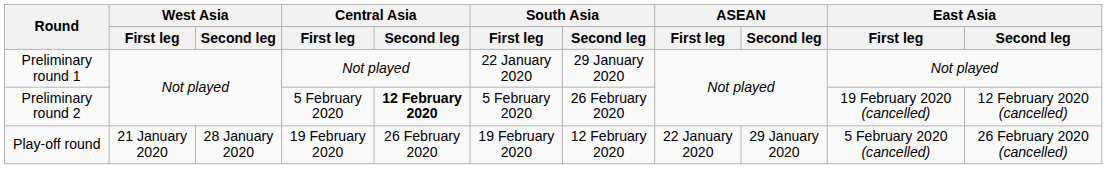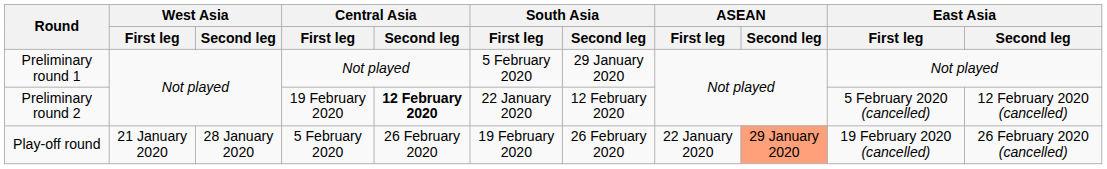(516, 68) 22 January 2020 -> (516, 68) 5 February 2020
(328, 106) 5 February 2020 -> (328, 106) 19 February 2020
(516, 106) 5 February 2020 -> (516, 106) 22 January 2020
(609, 106) 26 February 2020 -> (609, 106) 12 February 2020
(896, 106) 19 February 2020 (cancelled) -> (896, 106) 5 February 2020 (cancelled)
(328, 144) 19 February 2020 -> (328, 144) 5 February 2020
(609, 144) 12 February 2020 -> (609, 144) 26 February 2020
(784, 144) no background -> (784, 144) lightsalmon background
(896, 144) 5 February 2020 (cancelled) -> (896, 144) 19 February 2020 (cancelled)
